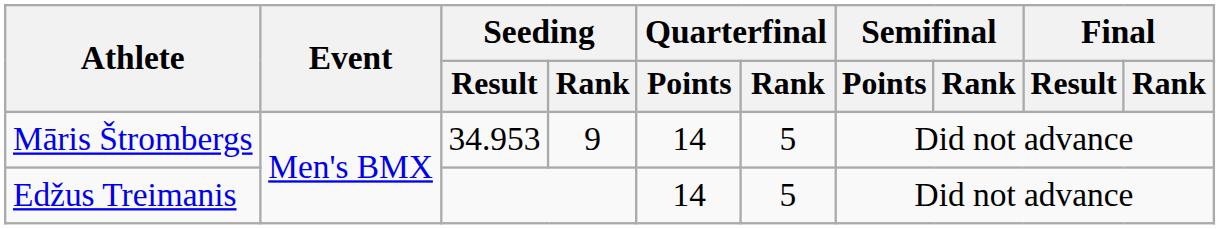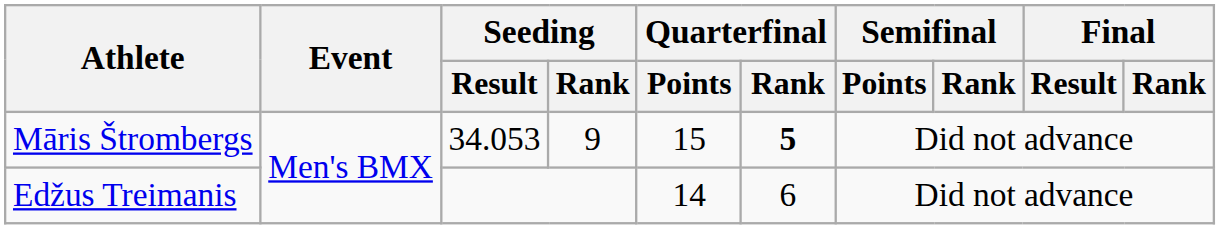(494, 139) 34.953 -> (494, 139) 34.053
(689, 139) 14 -> (689, 139) 15
(788, 139) normal -> (788, 139) bold
(788, 194) 5 -> (788, 194) 6
